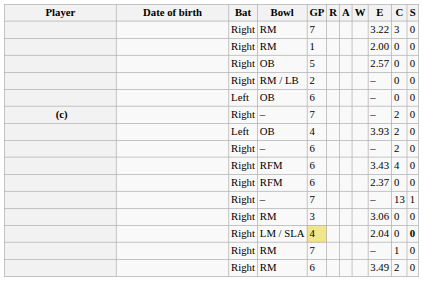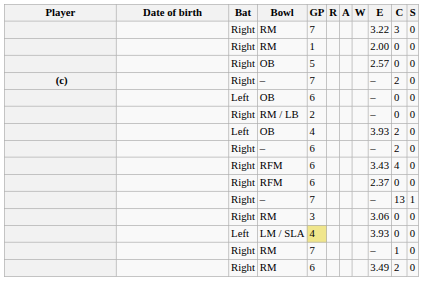rows swapped: (60, 81) <-> (60, 115)
(243, 234) Right -> (240, 234) Left
(380, 234) 2.04 -> (380, 234) 3.93
(412, 234) bold -> (412, 234) normal
